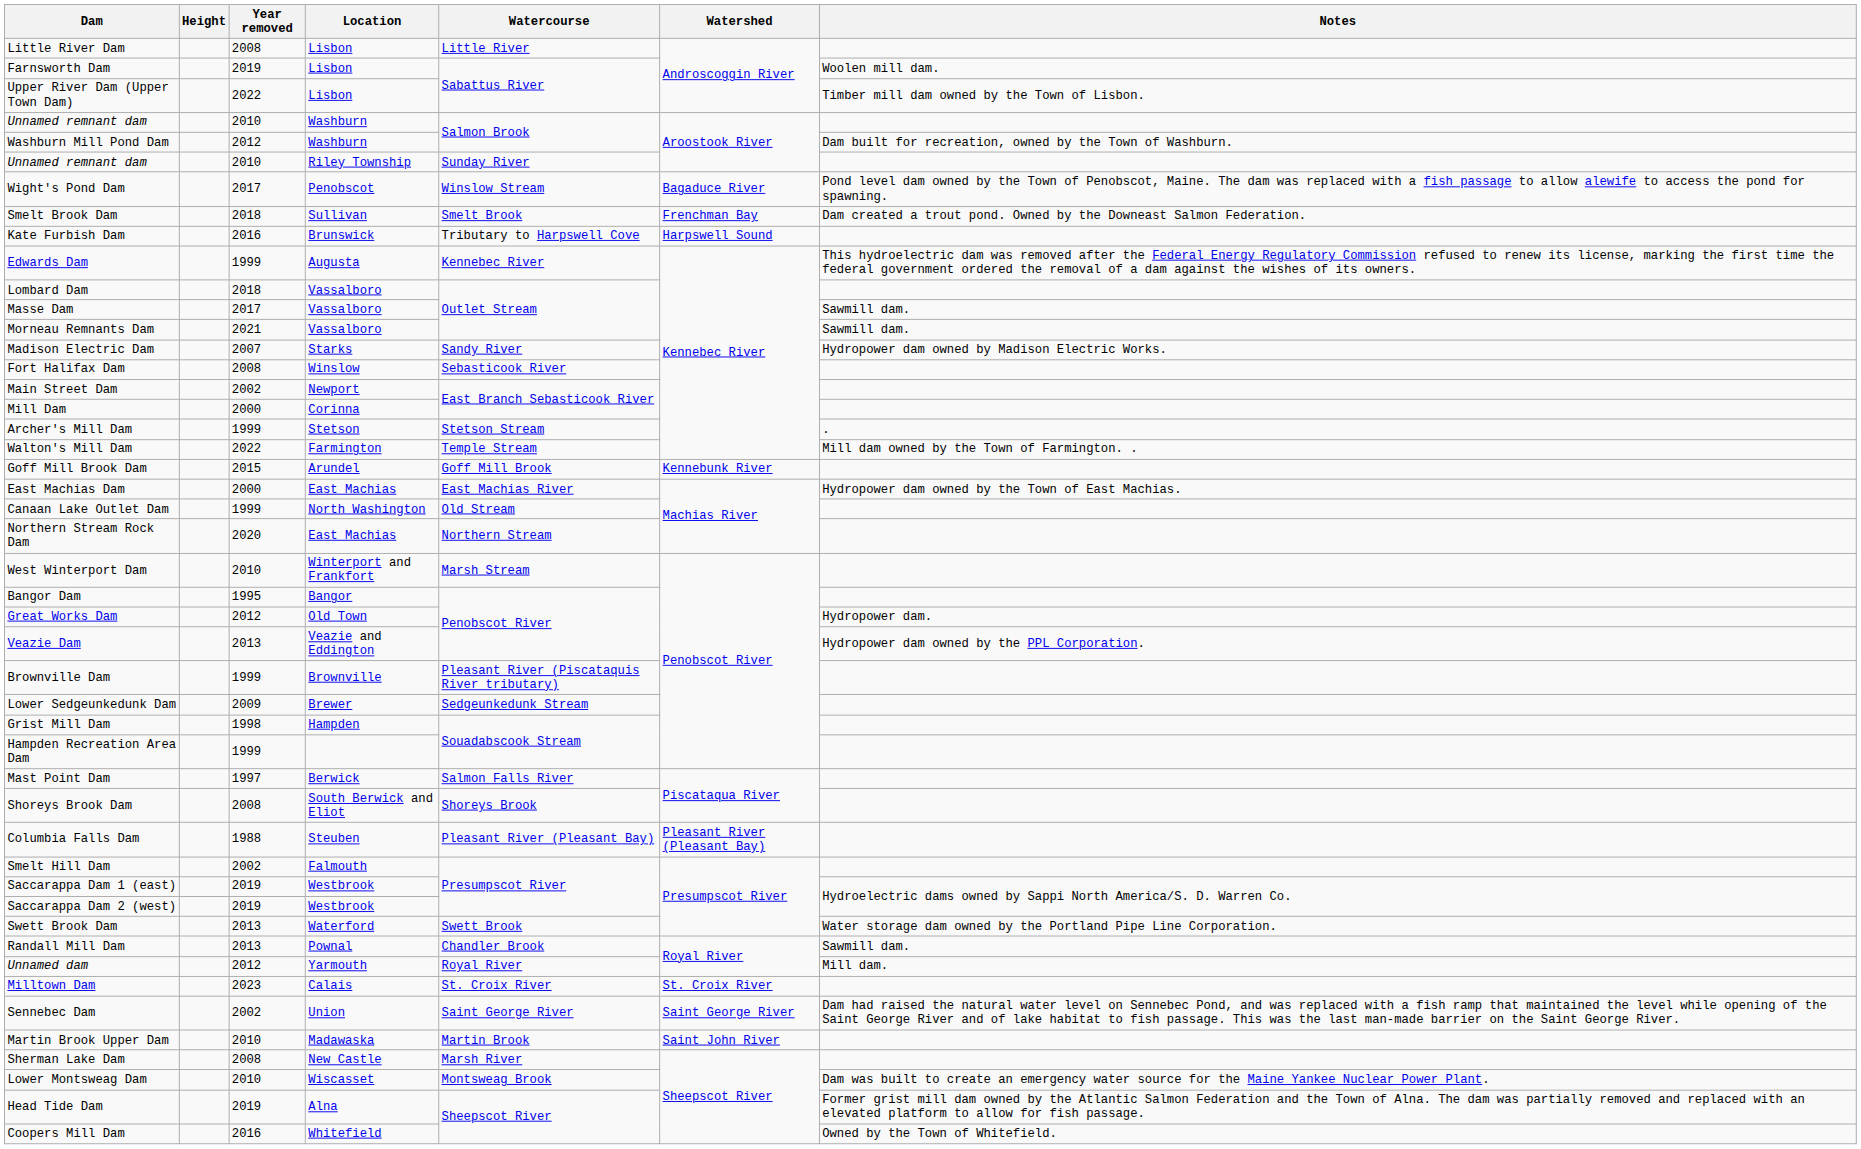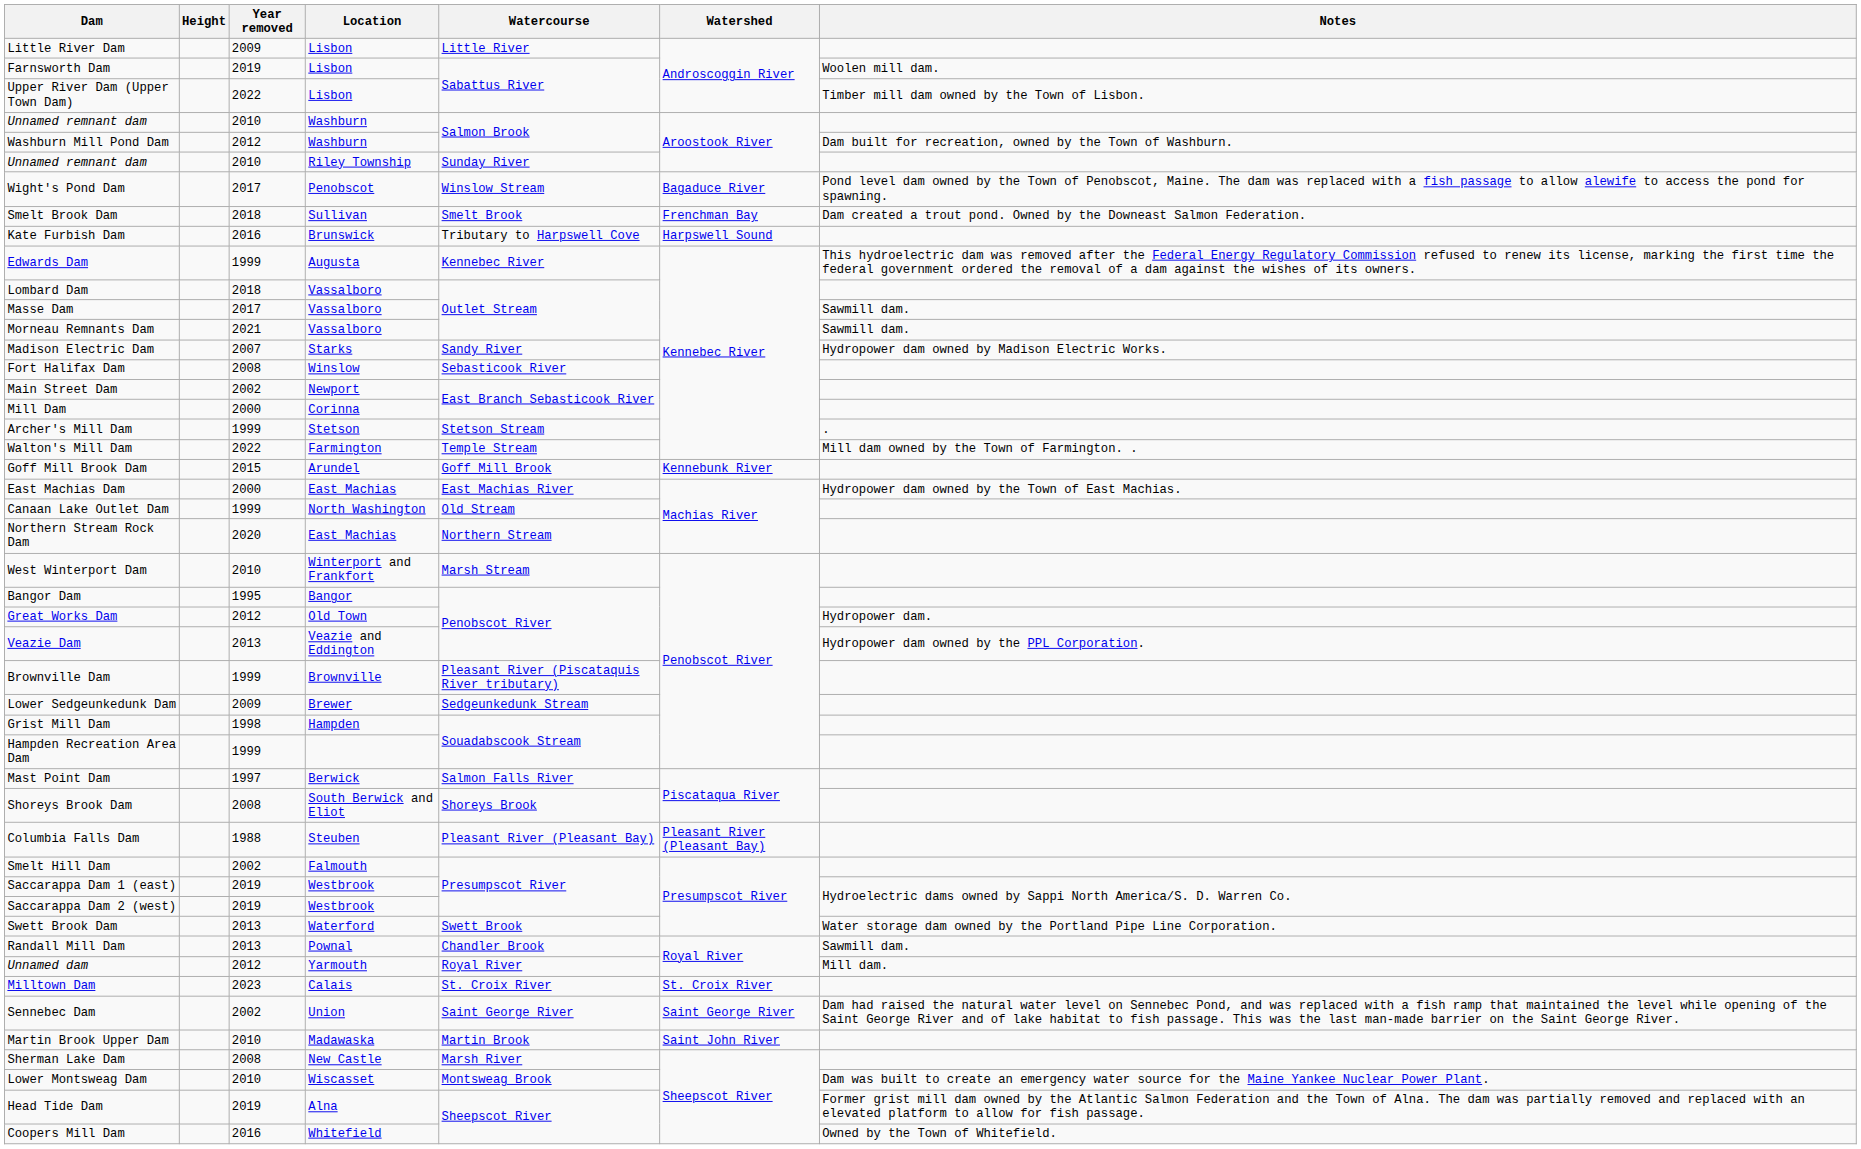(246, 48) 2008 -> (246, 48) 2009
